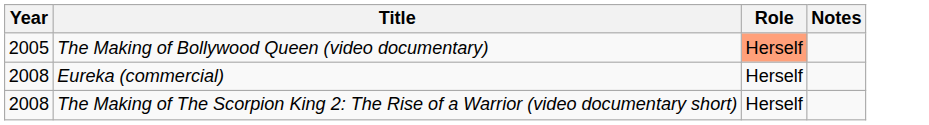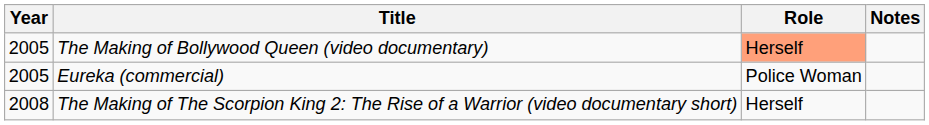(29, 76) 2008 -> (29, 76) 2005
(774, 76) Herself -> (804, 76) Police Woman
